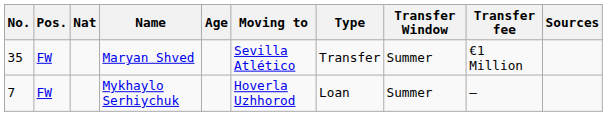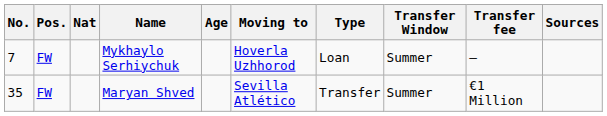rows swapped: (148, 58) <-> (141, 93)
